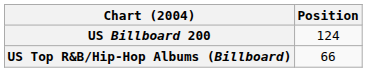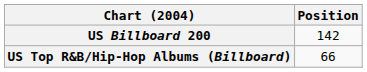(328, 36) 124 -> (328, 36) 142
